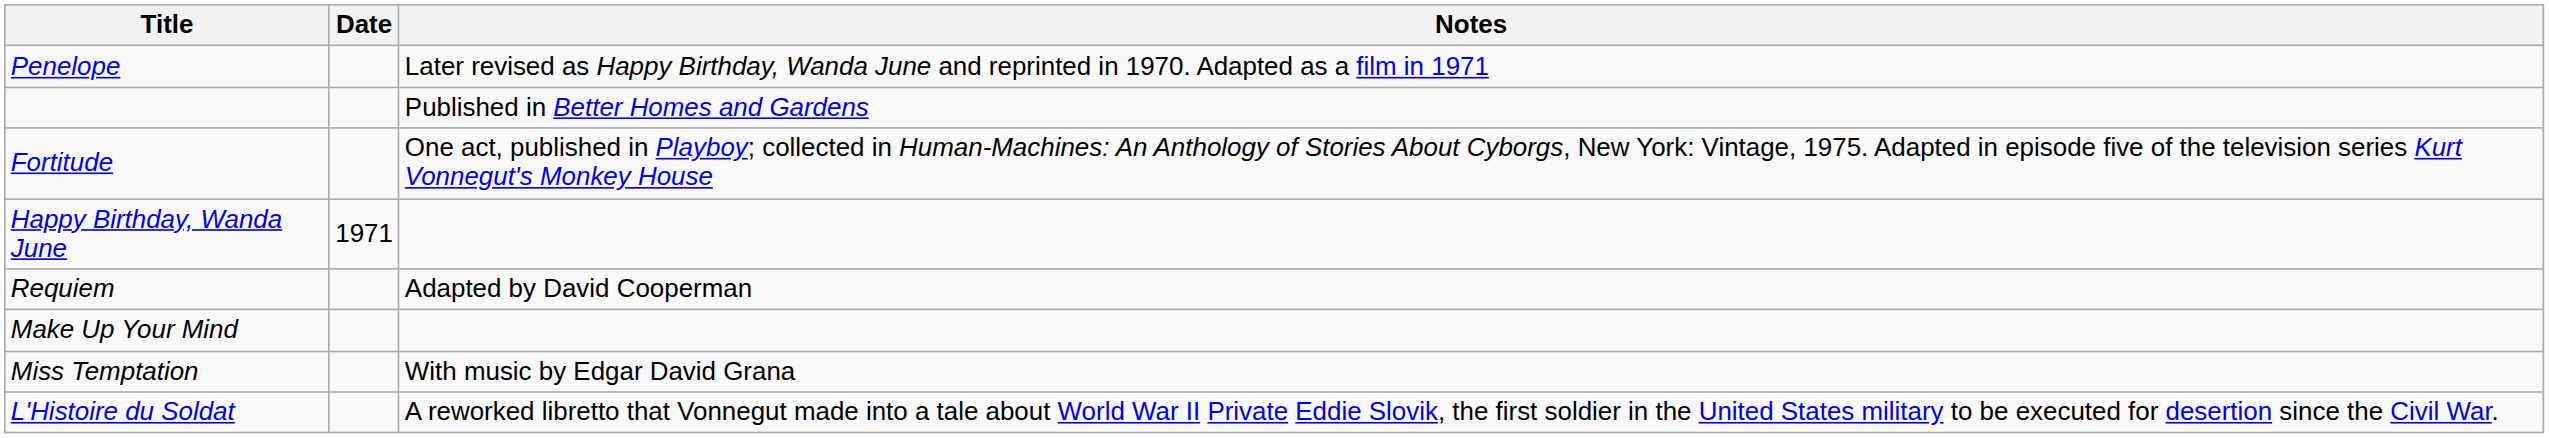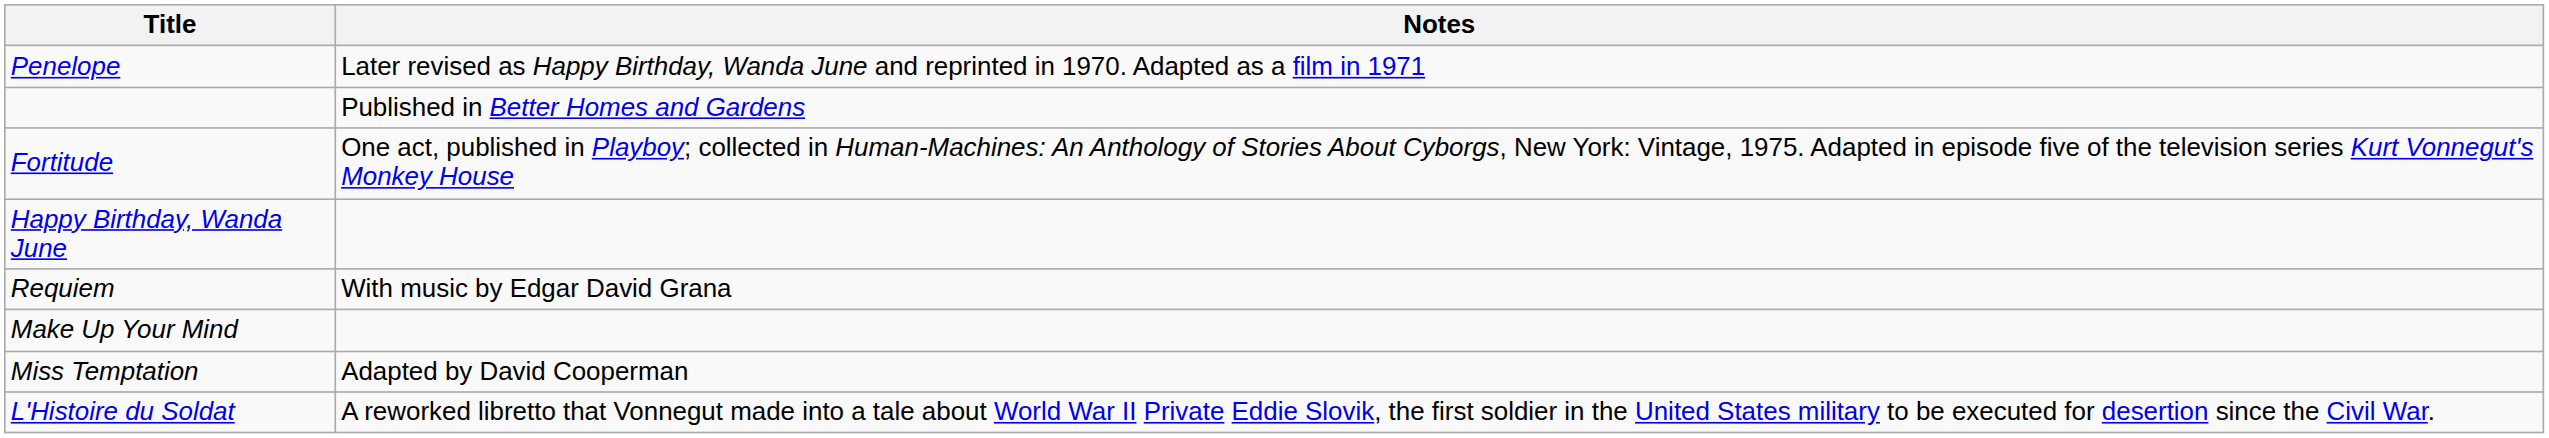- column: (364, 25)
(578, 288) Adapted by David Cooperman -> (536, 288) With music by Edgar David Grana
(600, 371) With music by Edgar David Grana -> (515, 371) Adapted by David Cooperman
